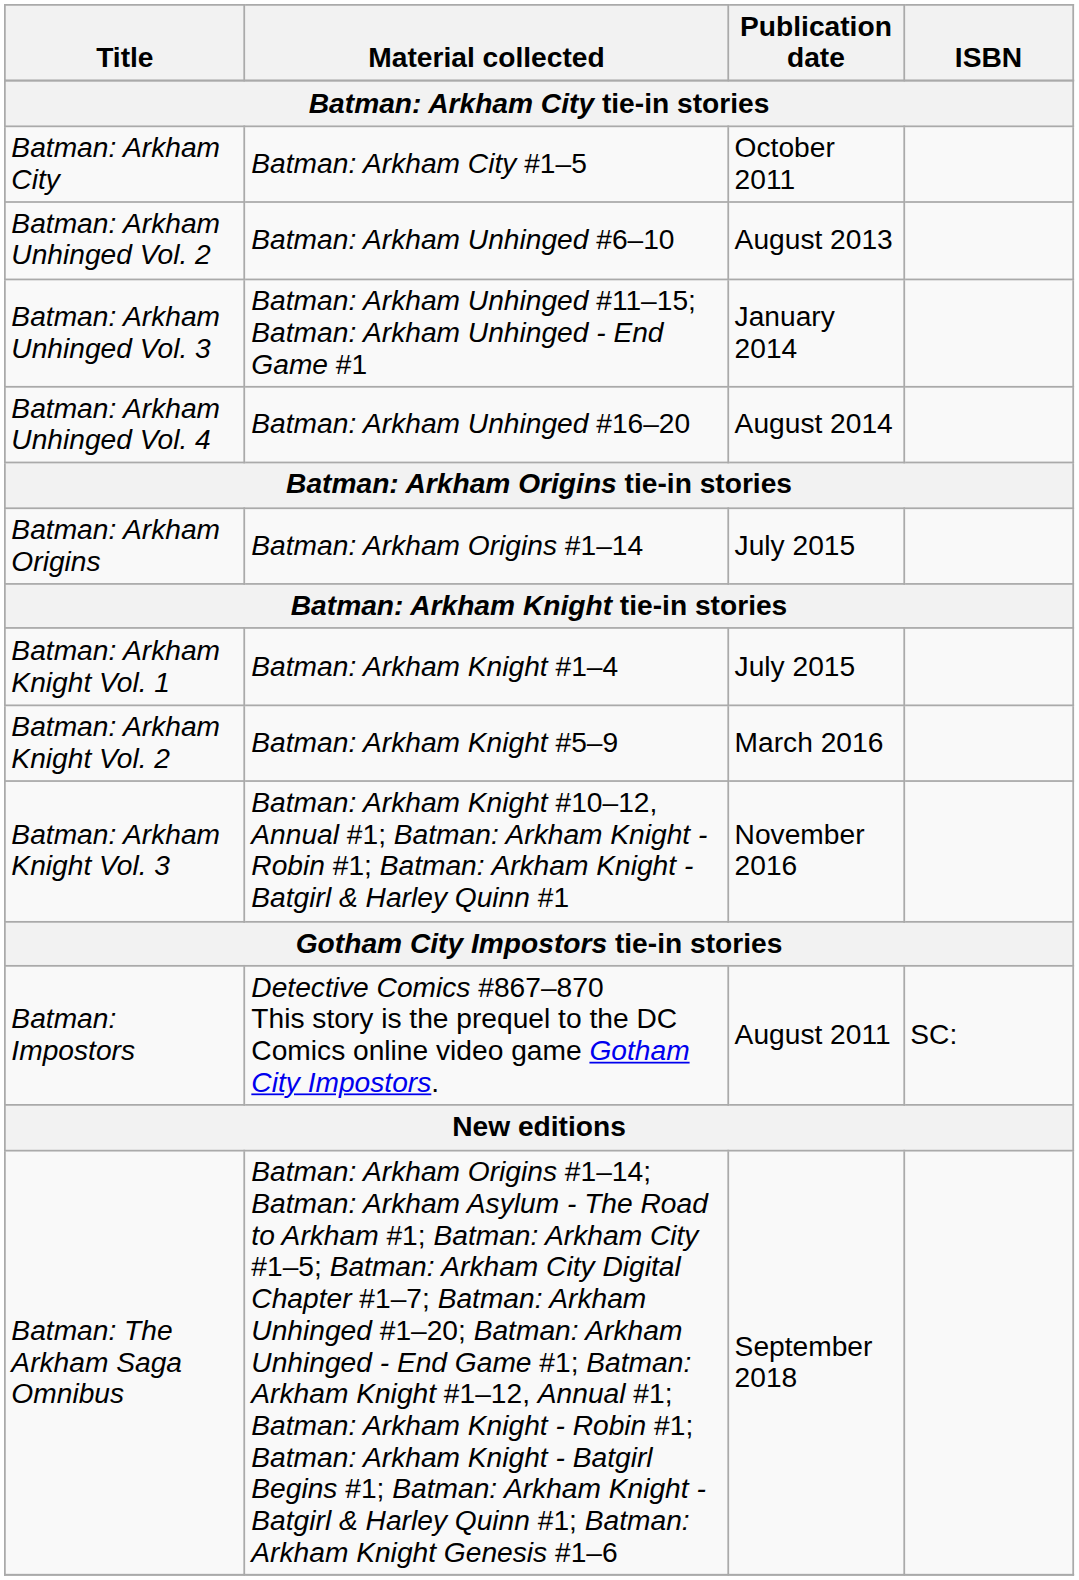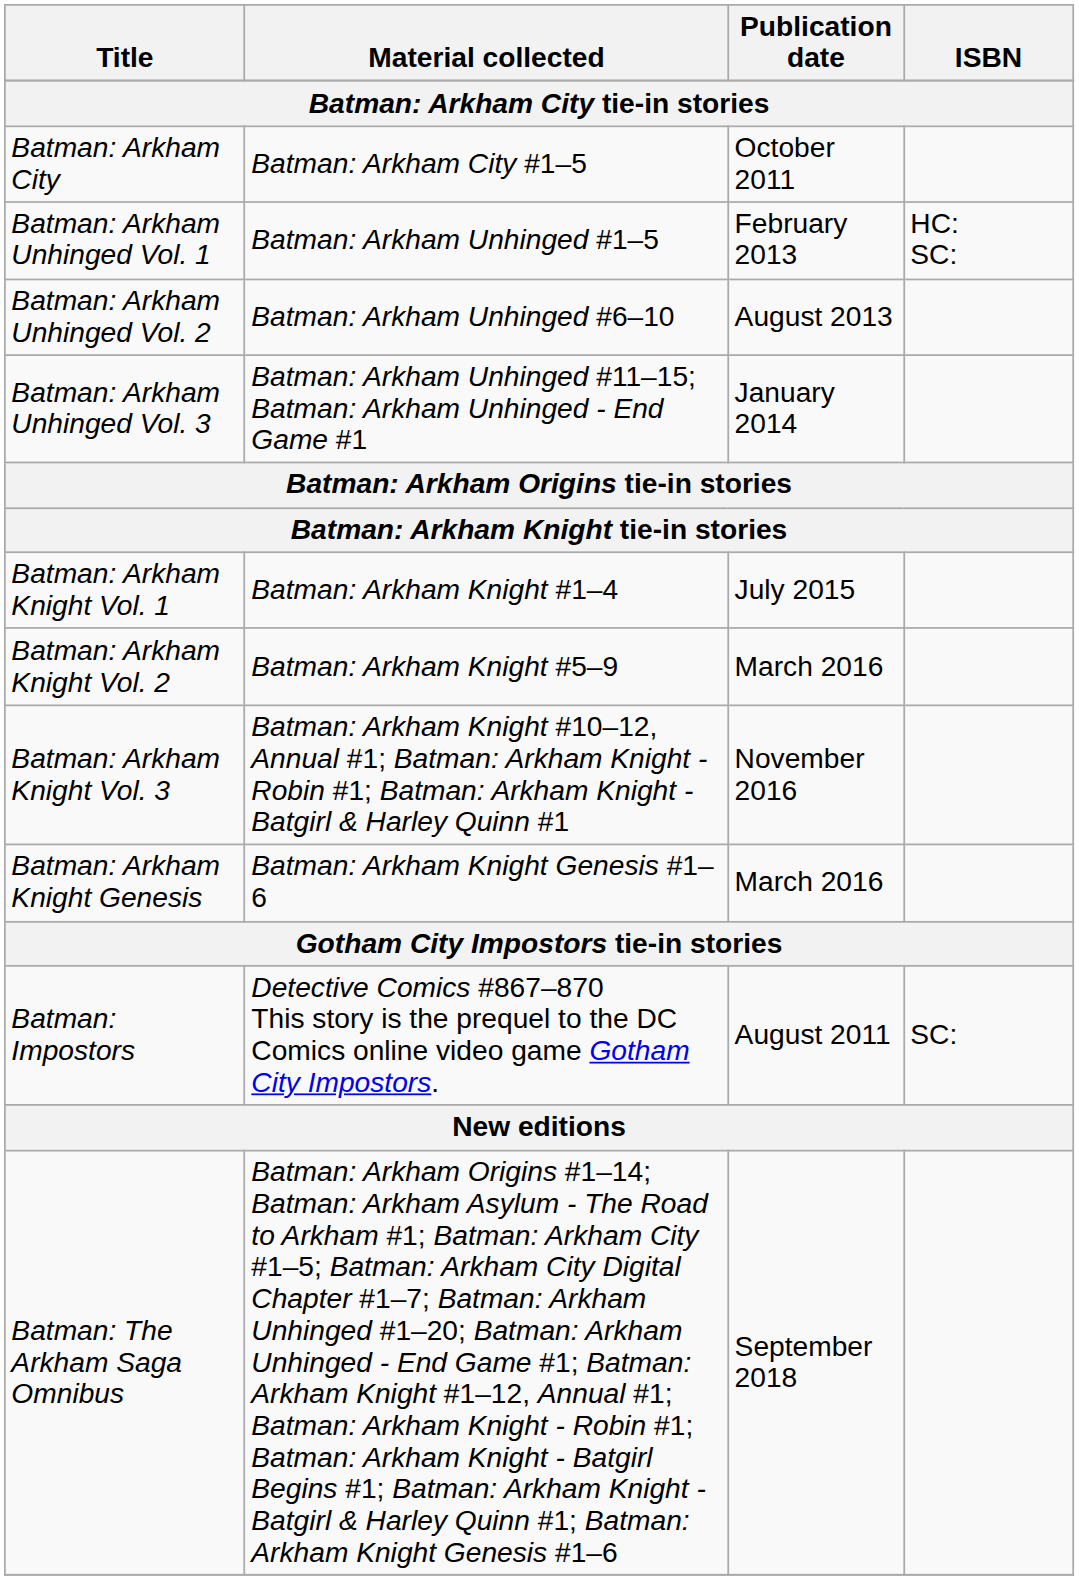+ row: (116, 240)
- row: (116, 424)
- row: (116, 545)
+ row: (116, 882)
